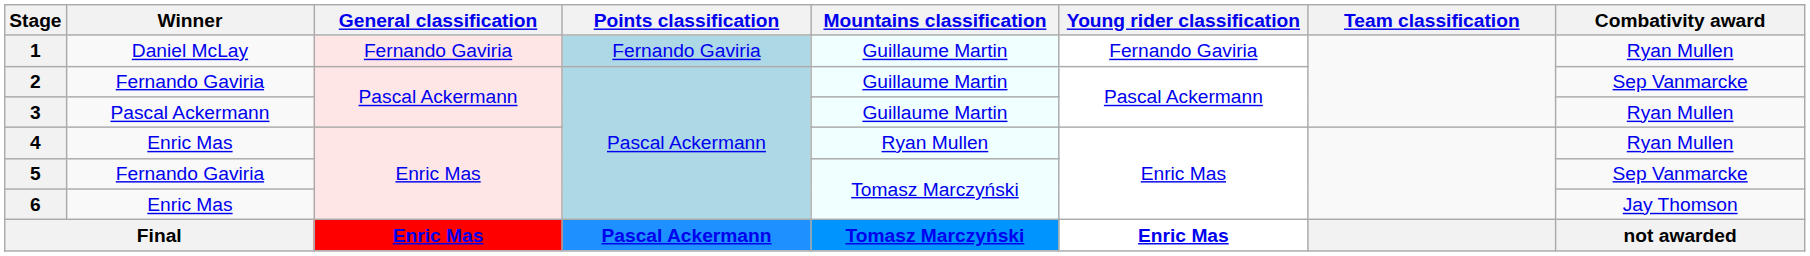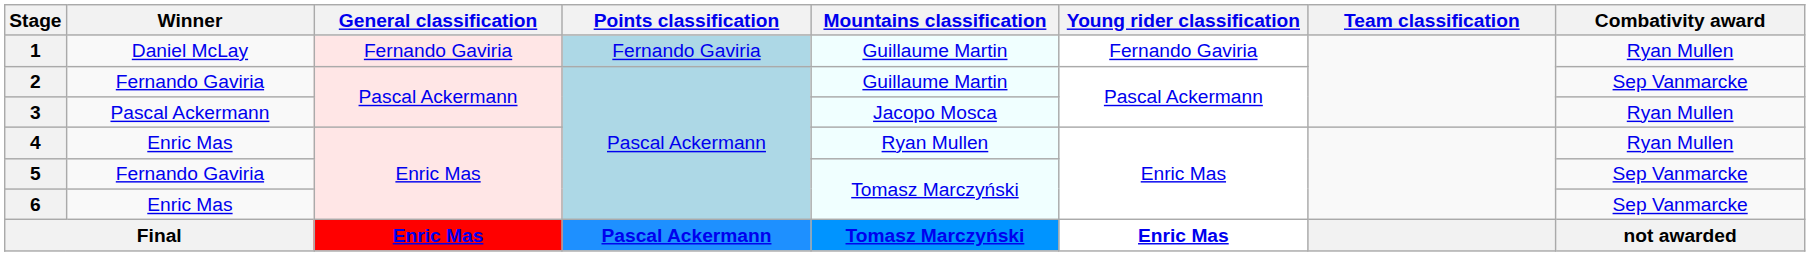(935, 112) Guillaume Martin -> (935, 112) Jacopo Mosca
(1680, 205) Jay Thomson -> (1680, 205) Sep Vanmarcke
